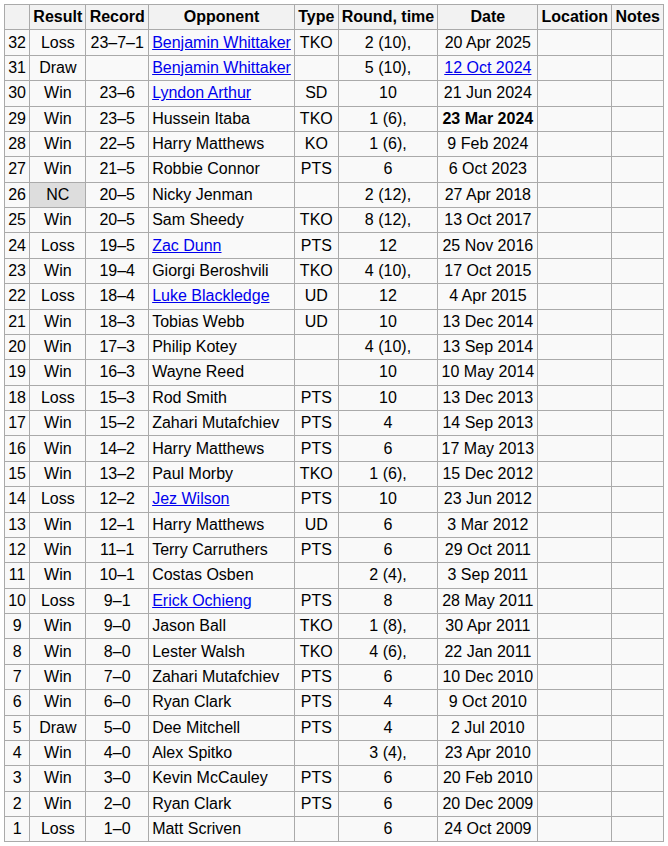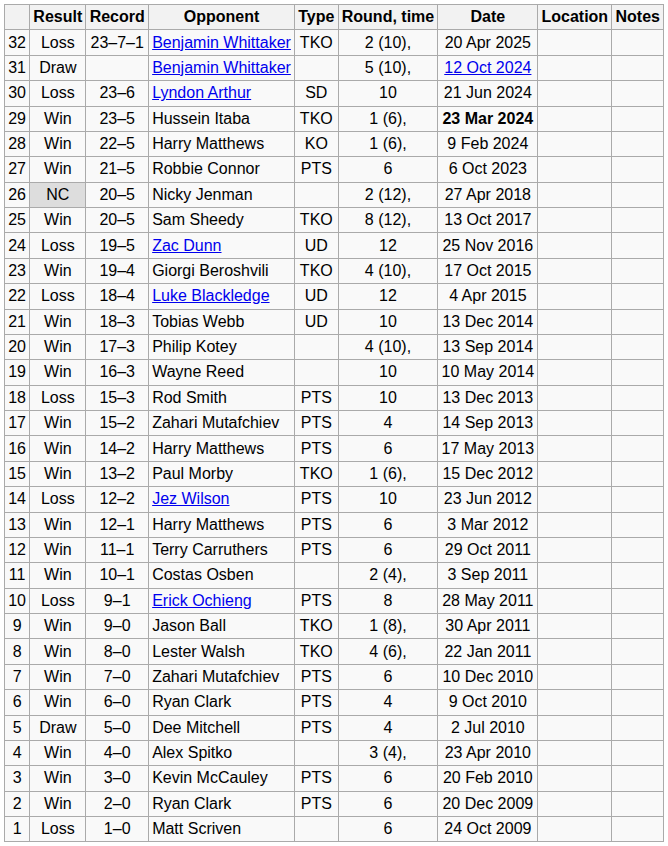(58, 93) Win -> (58, 93) Loss
(316, 245) PTS -> (316, 245) UD
(316, 524) UD -> (316, 524) PTS
